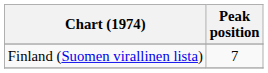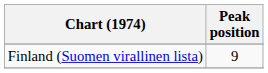(235, 56) 7 -> (235, 56) 9
